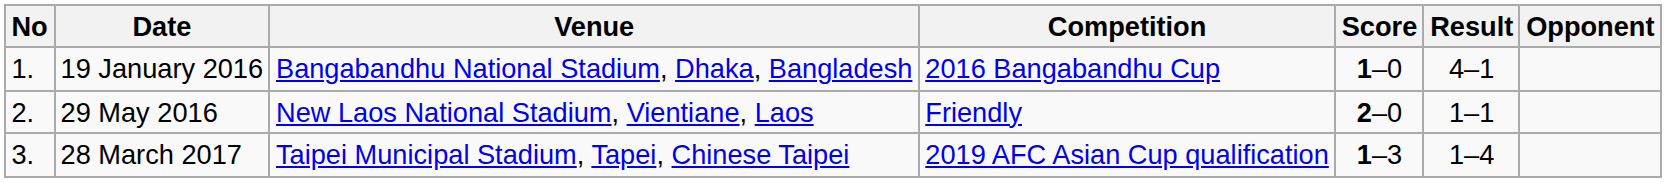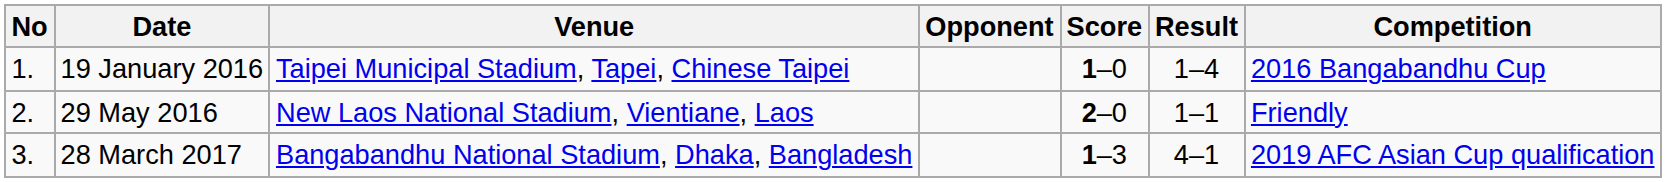columns swapped: (1590, 26) <-> (1127, 26)
(594, 69) Bangabandhu National Stadium, Dhaka, Bangladesh -> (563, 69) Taipei Municipal Stadium, Tapei, Chinese Taipei
(1472, 69) 4–1 -> (1196, 69) 1–4
(563, 155) Taipei Municipal Stadium, Tapei, Chinese Taipei -> (594, 155) Bangabandhu National Stadium, Dhaka, Bangladesh
(1472, 155) 1–4 -> (1196, 155) 4–1
